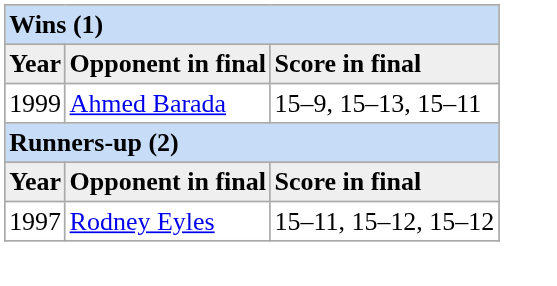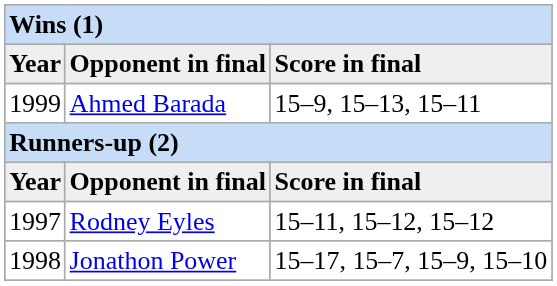+ row: (35, 260)
